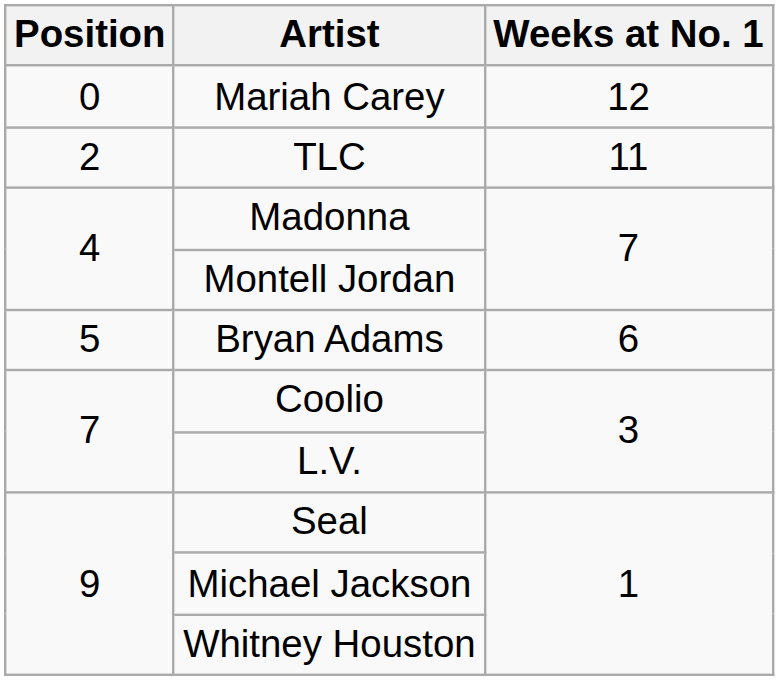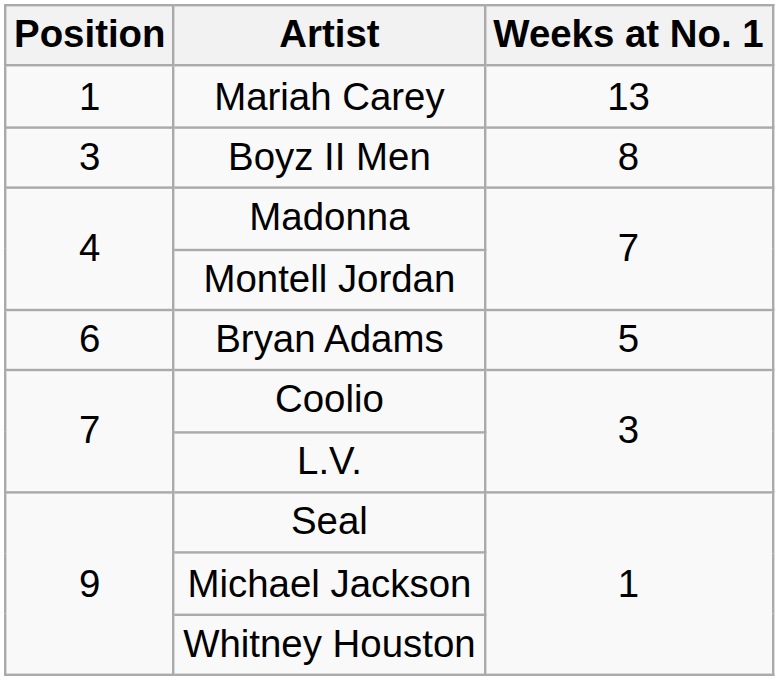(90, 95) 0 -> (90, 95) 1
(629, 95) 12 -> (629, 95) 13
- row: (329, 156)
+ row: (329, 156)
(90, 339) 5 -> (90, 339) 6
(628, 339) 6 -> (628, 339) 5
